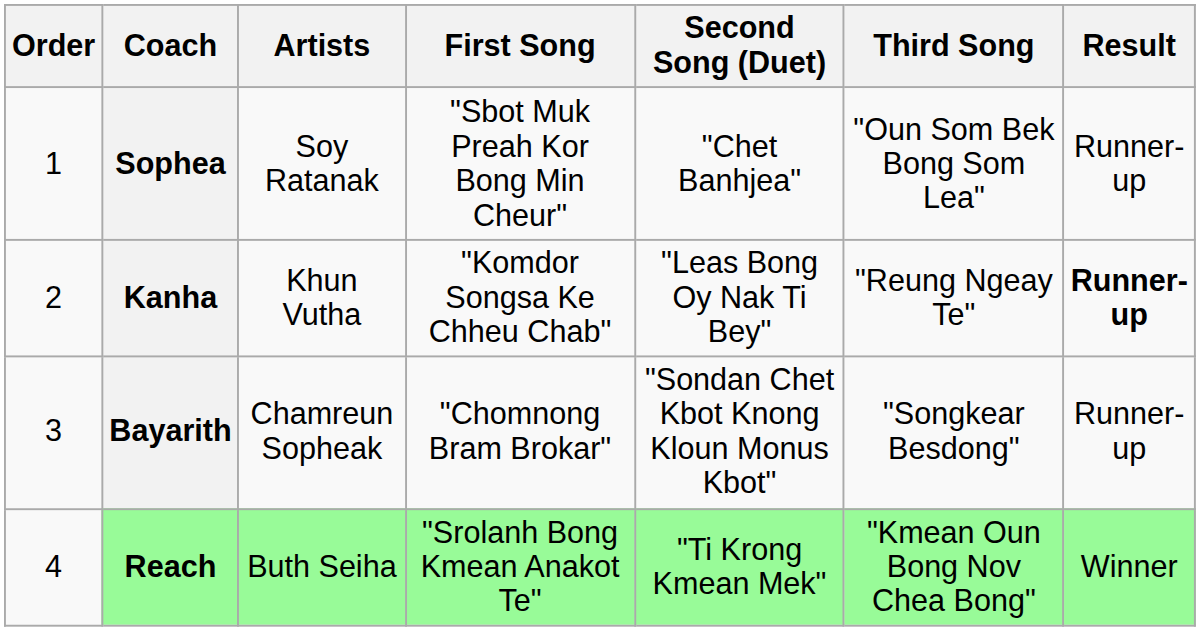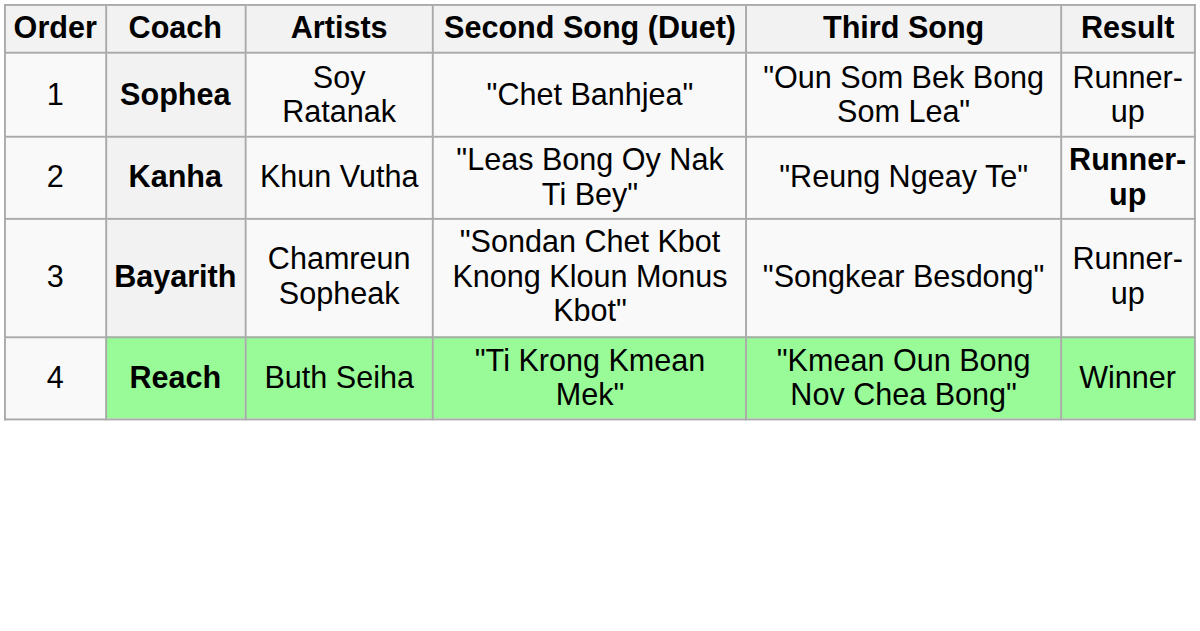- column: (520, 45)
